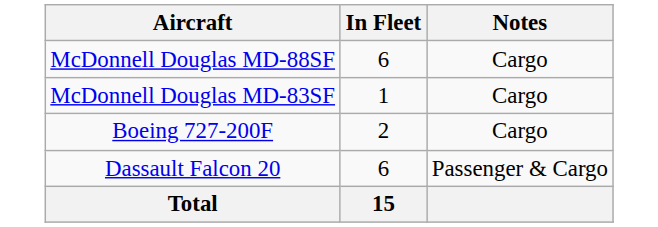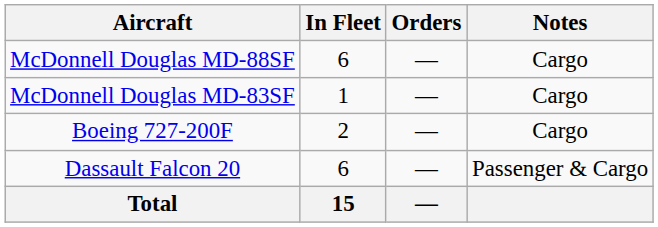+ column: (426, 22)
